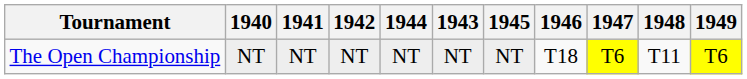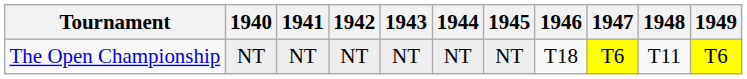columns swapped: (458, 21) <-> (406, 21)
